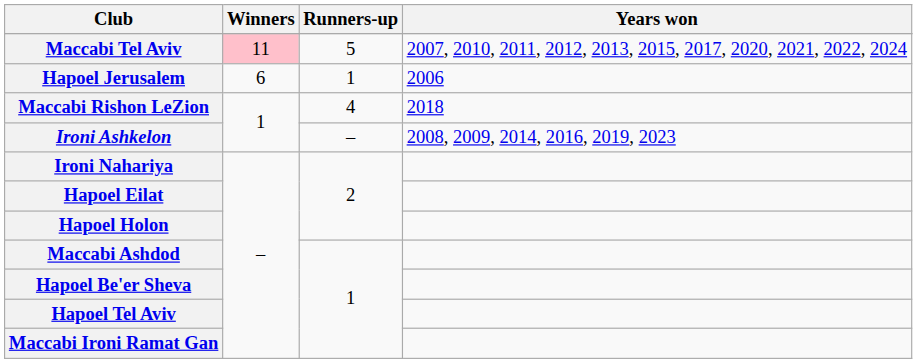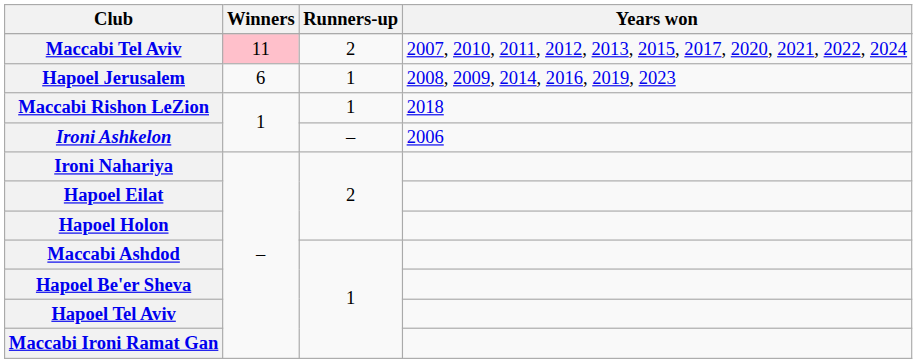(351, 48) 5 -> (351, 48) 2
(425, 78) 2006 -> (541, 78) 2008, 2009, 2014, 2016, 2019, 2023
(351, 107) 4 -> (351, 107) 1
(541, 136) 2008, 2009, 2014, 2016, 2019, 2023 -> (425, 136) 2006
